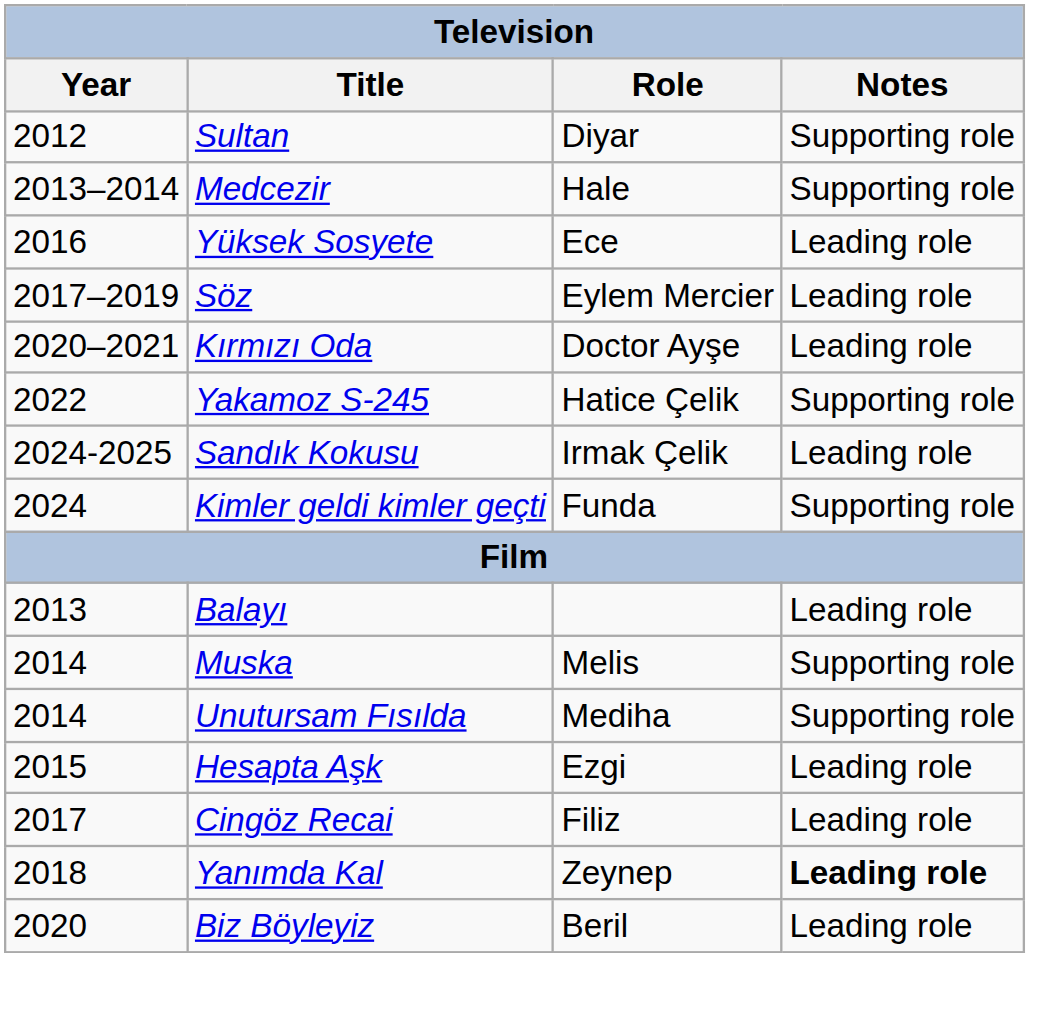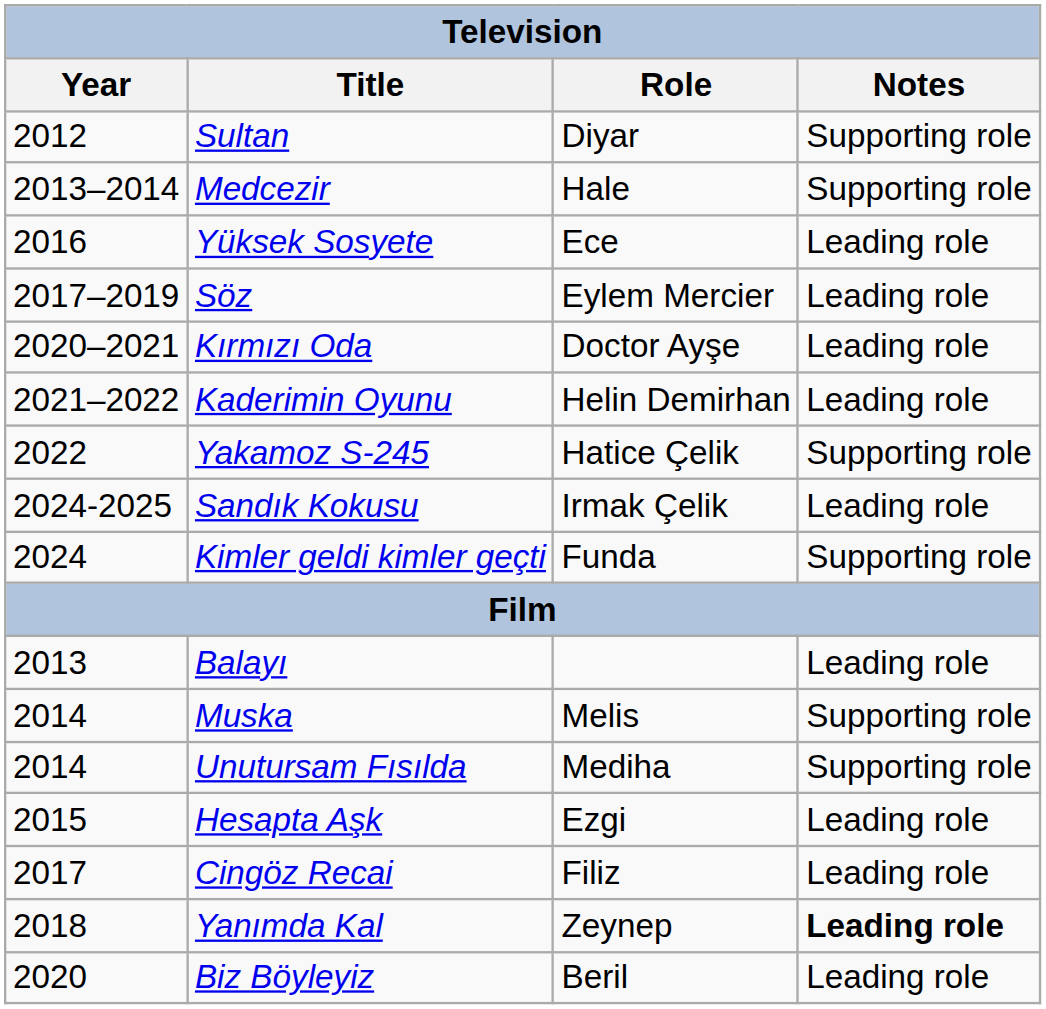+ row: (323, 400)
